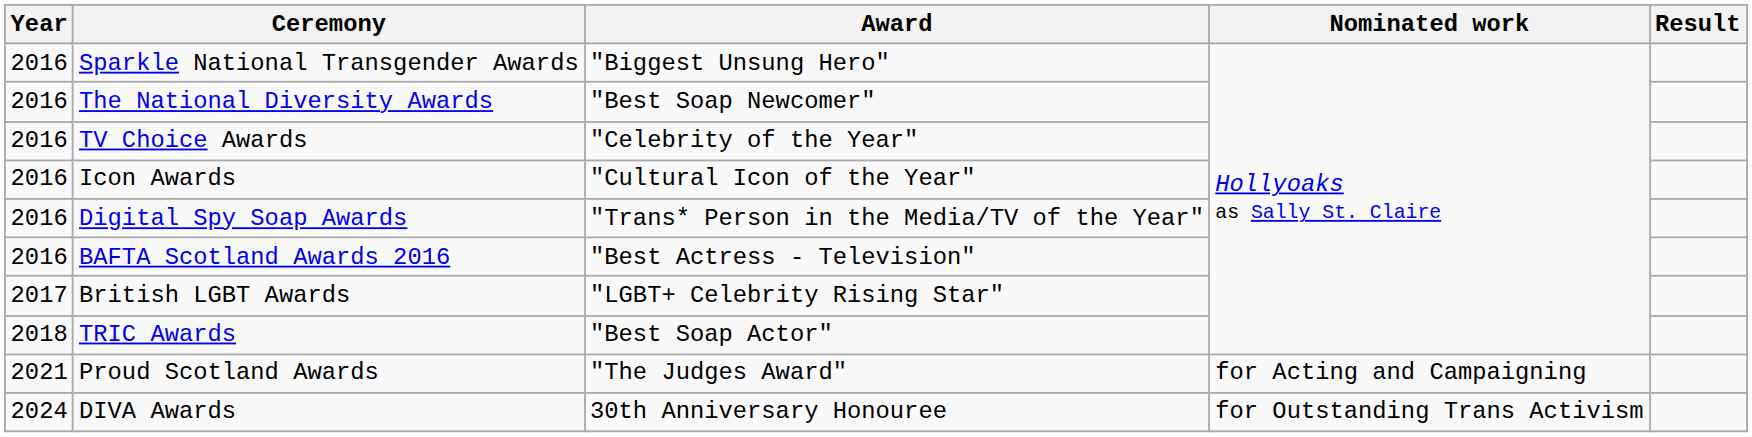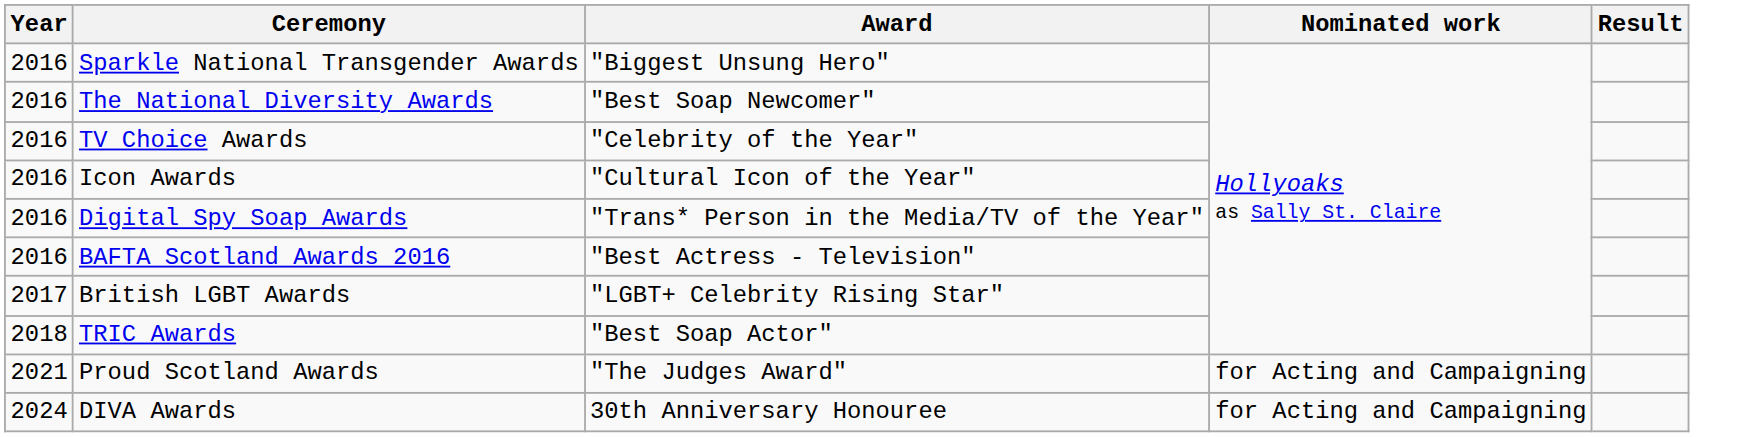(1429, 412) for Outstanding Trans Activism -> (1401, 412) for Acting and Campaigning
